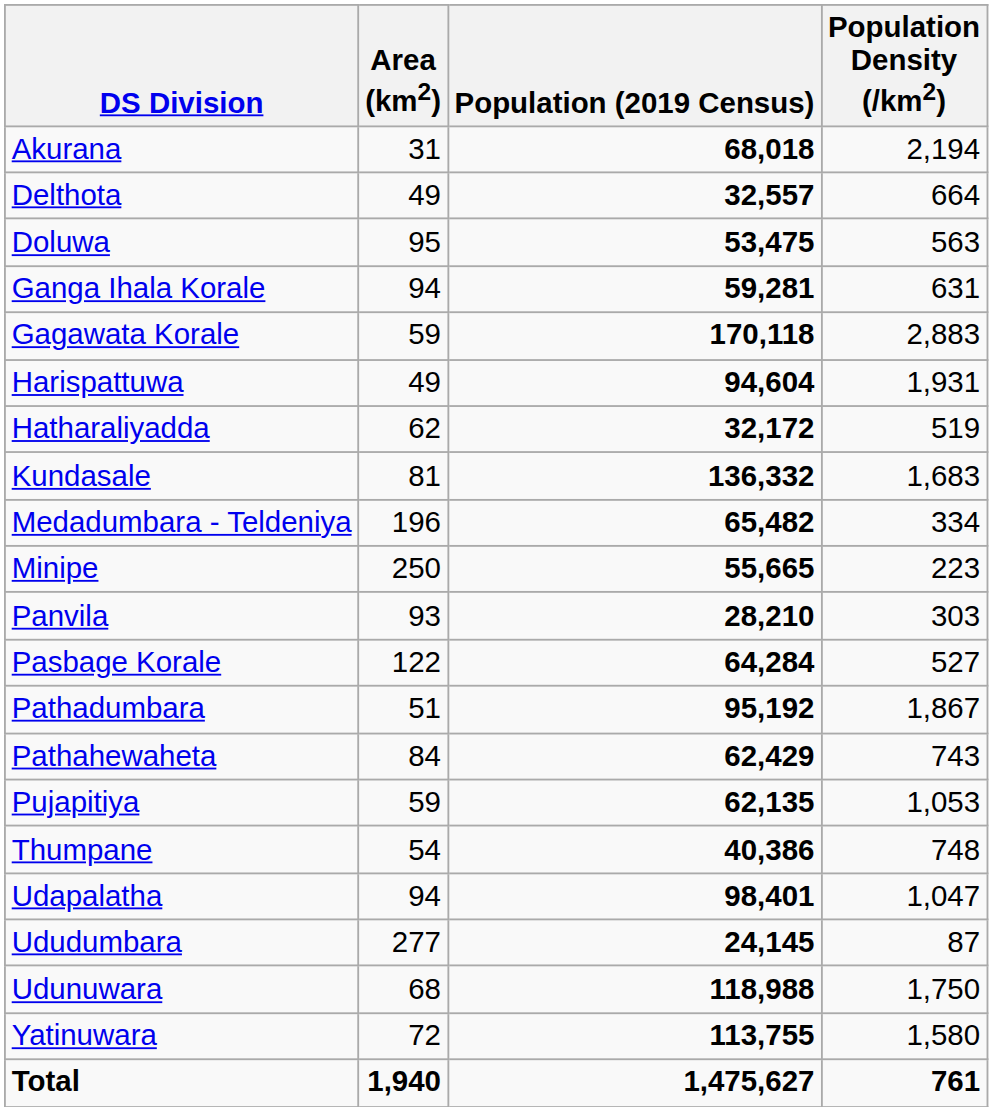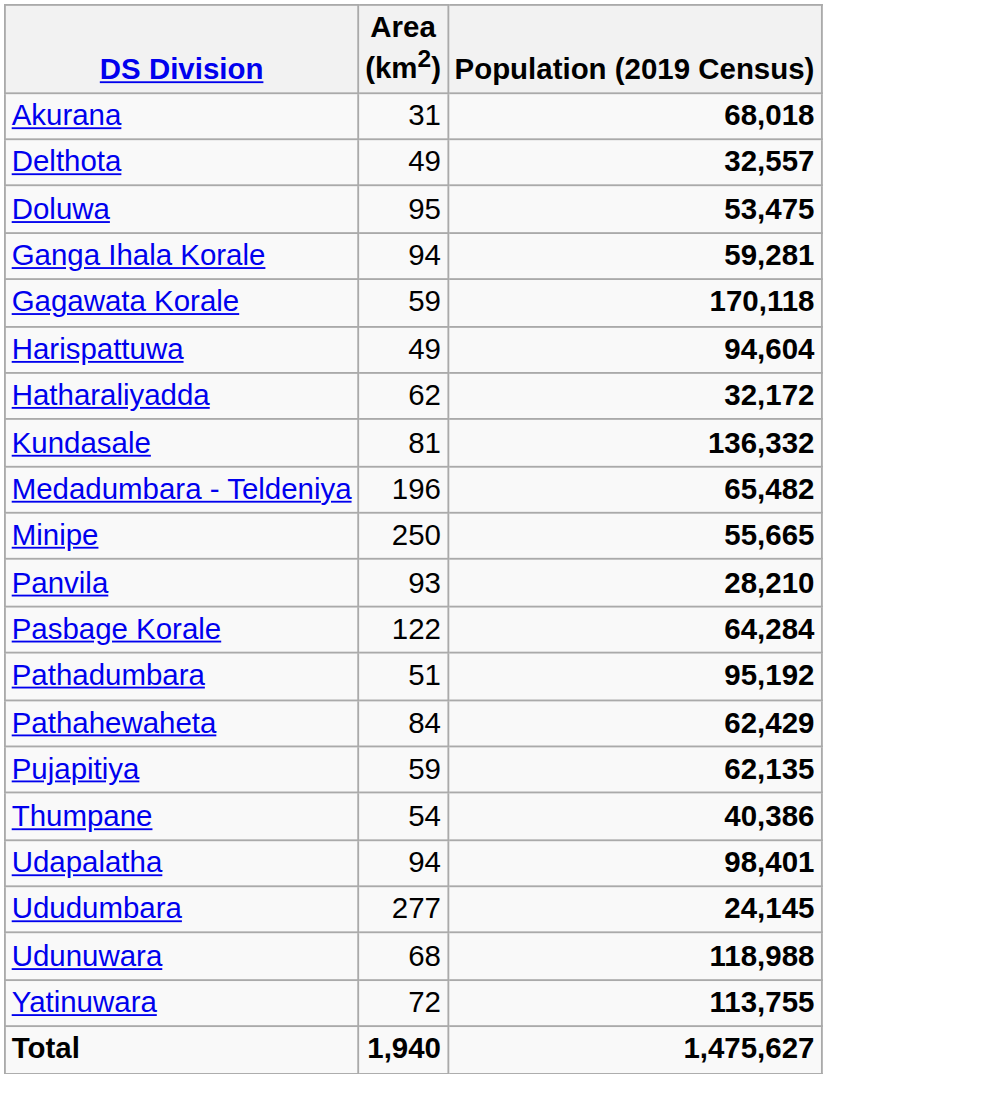- column: (904, 64)
